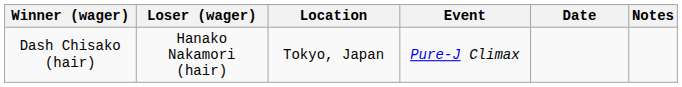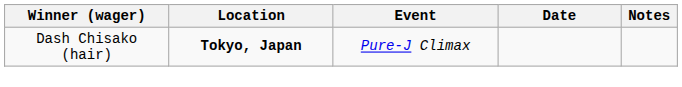- column: (202, 16)
(334, 55) normal -> (251, 47) bold
